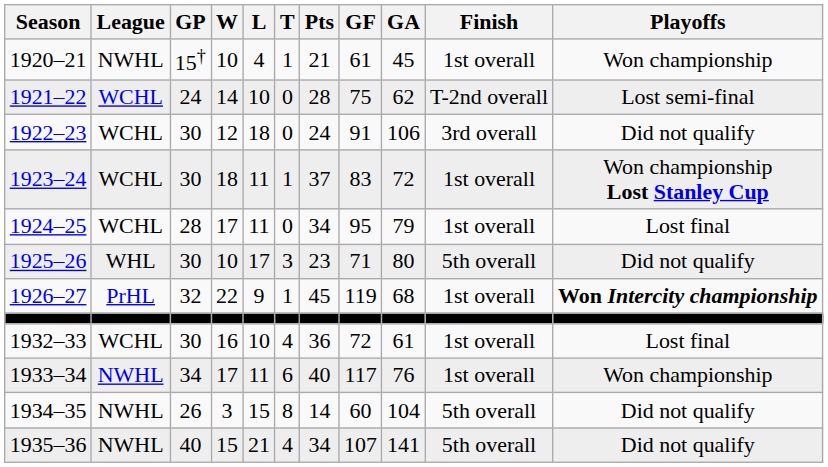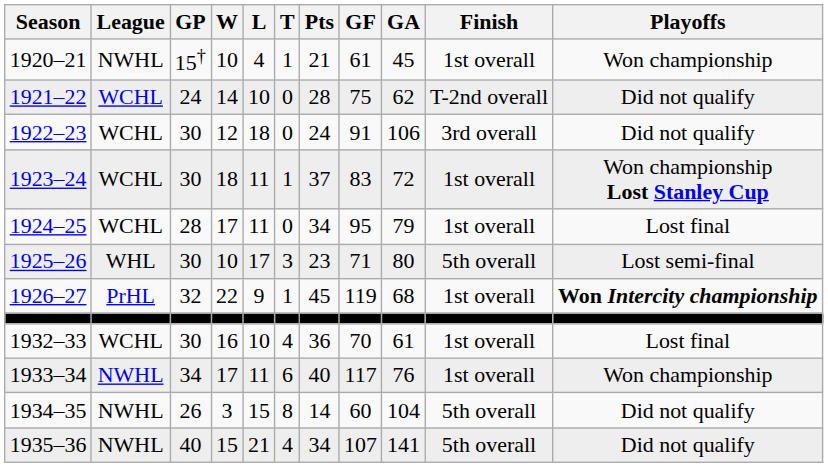(688, 97) Lost semi-final -> (688, 97) Did not qualify
(688, 261) Did not qualify -> (688, 261) Lost semi-final
(361, 340) 72 -> (361, 340) 70
